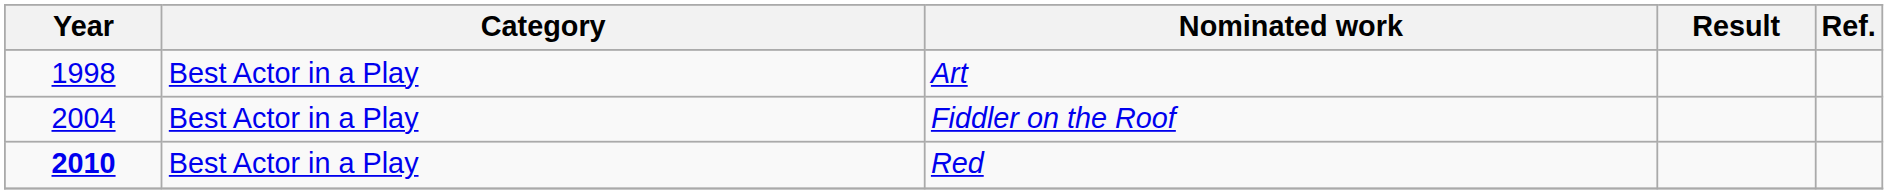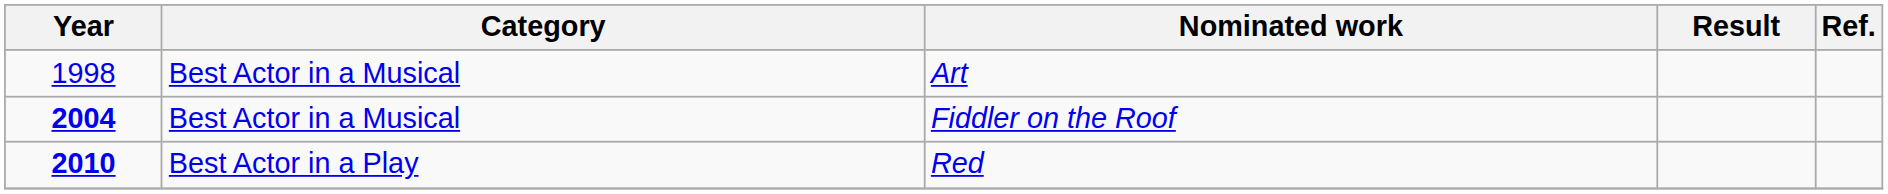(294, 73) Best Actor in a Play -> (314, 73) Best Actor in a Musical
(84, 118) normal -> (84, 118) bold
(294, 118) Best Actor in a Play -> (314, 118) Best Actor in a Musical
